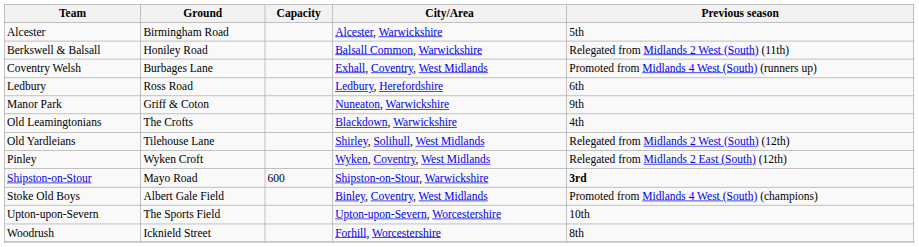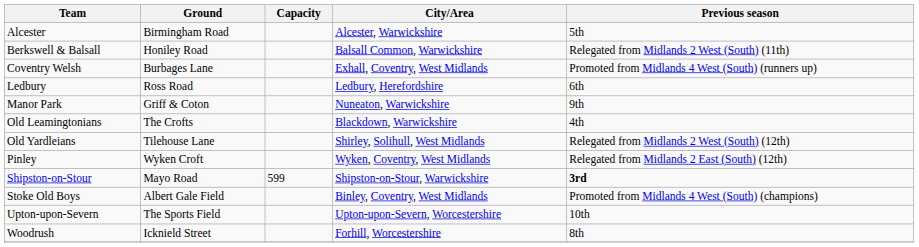(276, 178) 600 -> (276, 178) 599
